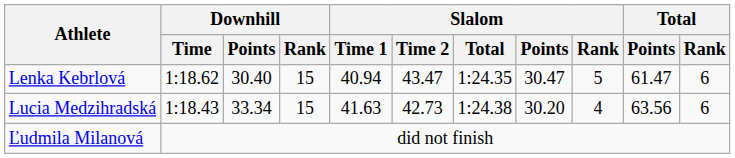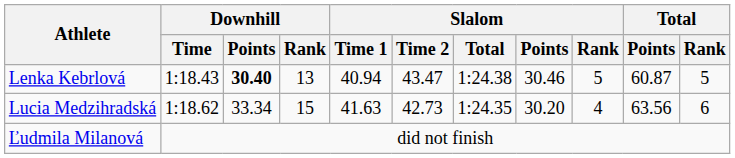(192, 79) 1:18.62 -> (192, 79) 1:18.43
(252, 79) normal -> (252, 79) bold
(305, 79) 15 -> (305, 79) 13
(485, 79) 1:24.35 -> (485, 79) 1:24.38
(544, 79) 30.47 -> (544, 79) 30.46
(651, 79) 61.47 -> (651, 79) 60.87
(705, 79) 6 -> (705, 79) 5
(192, 108) 1:18.43 -> (192, 108) 1:18.62
(485, 108) 1:24.38 -> (485, 108) 1:24.35
